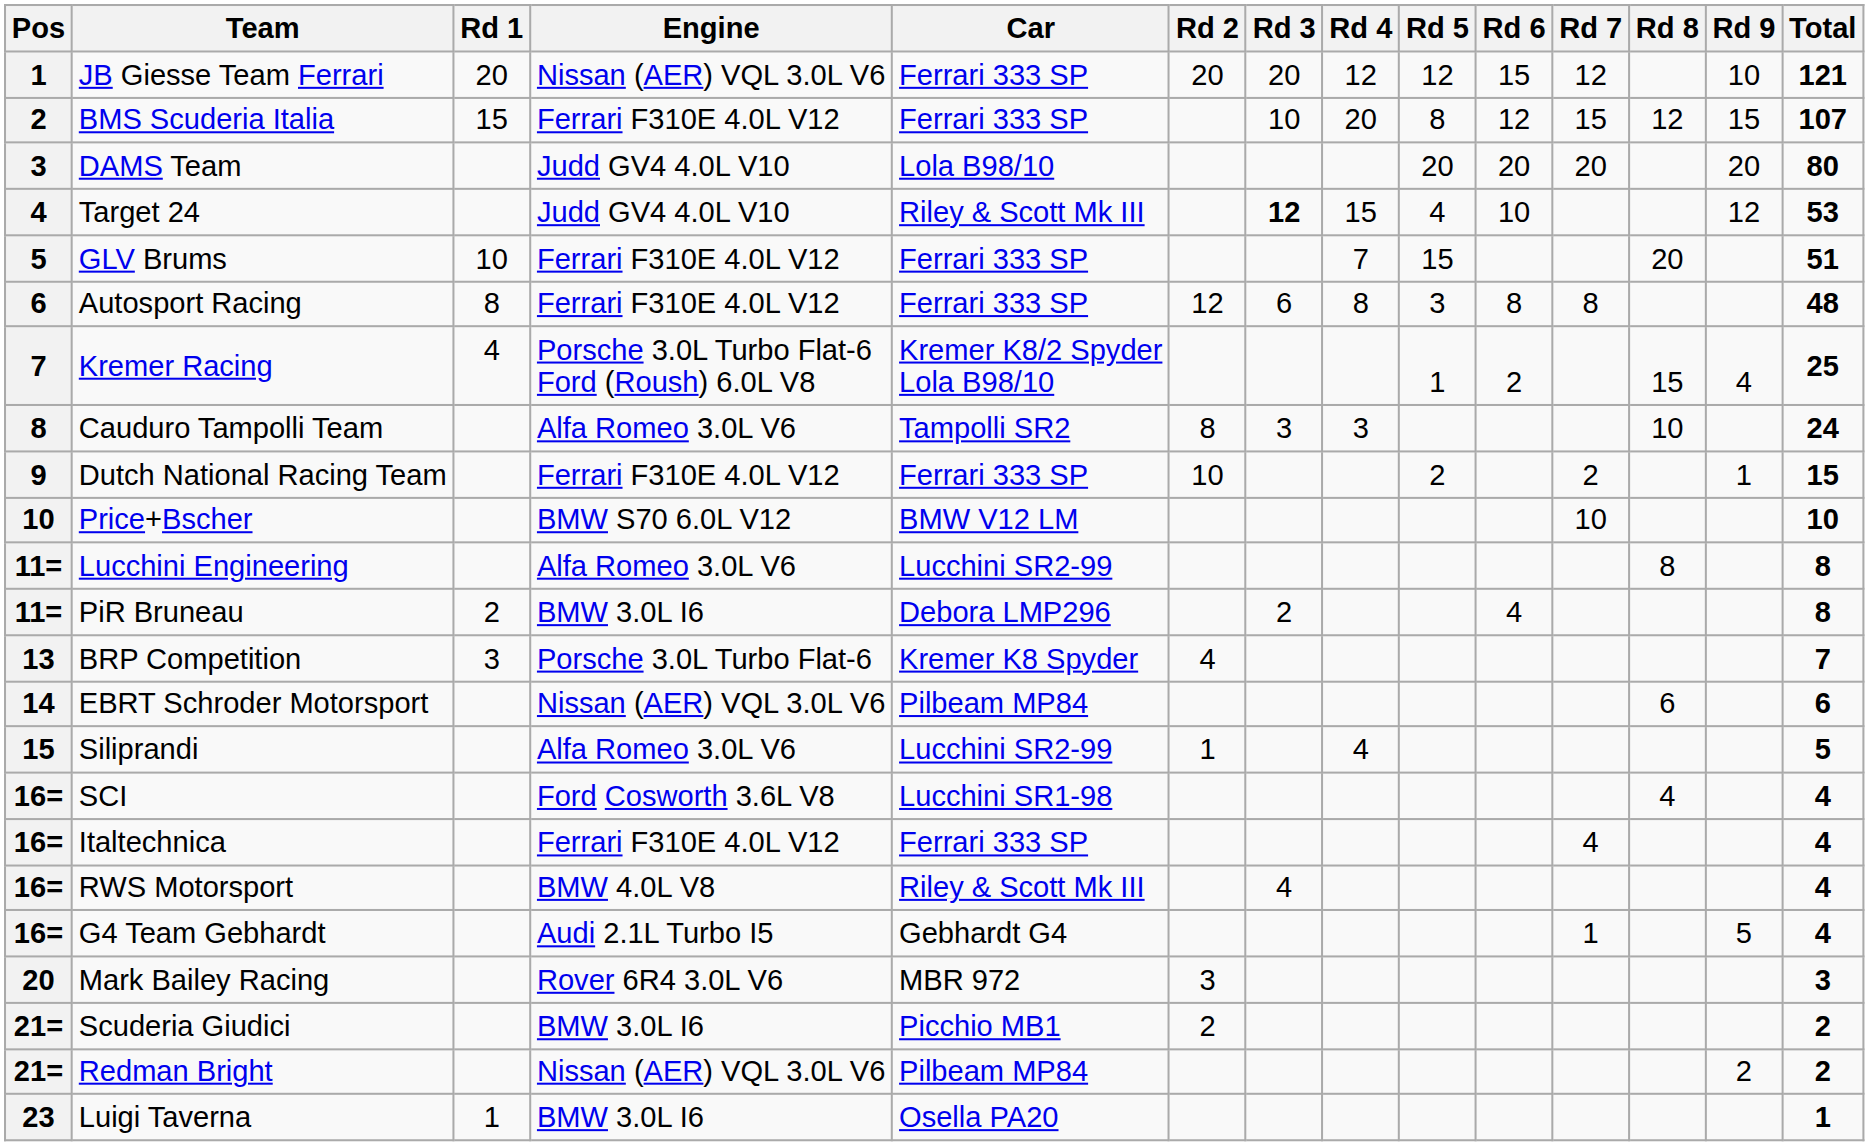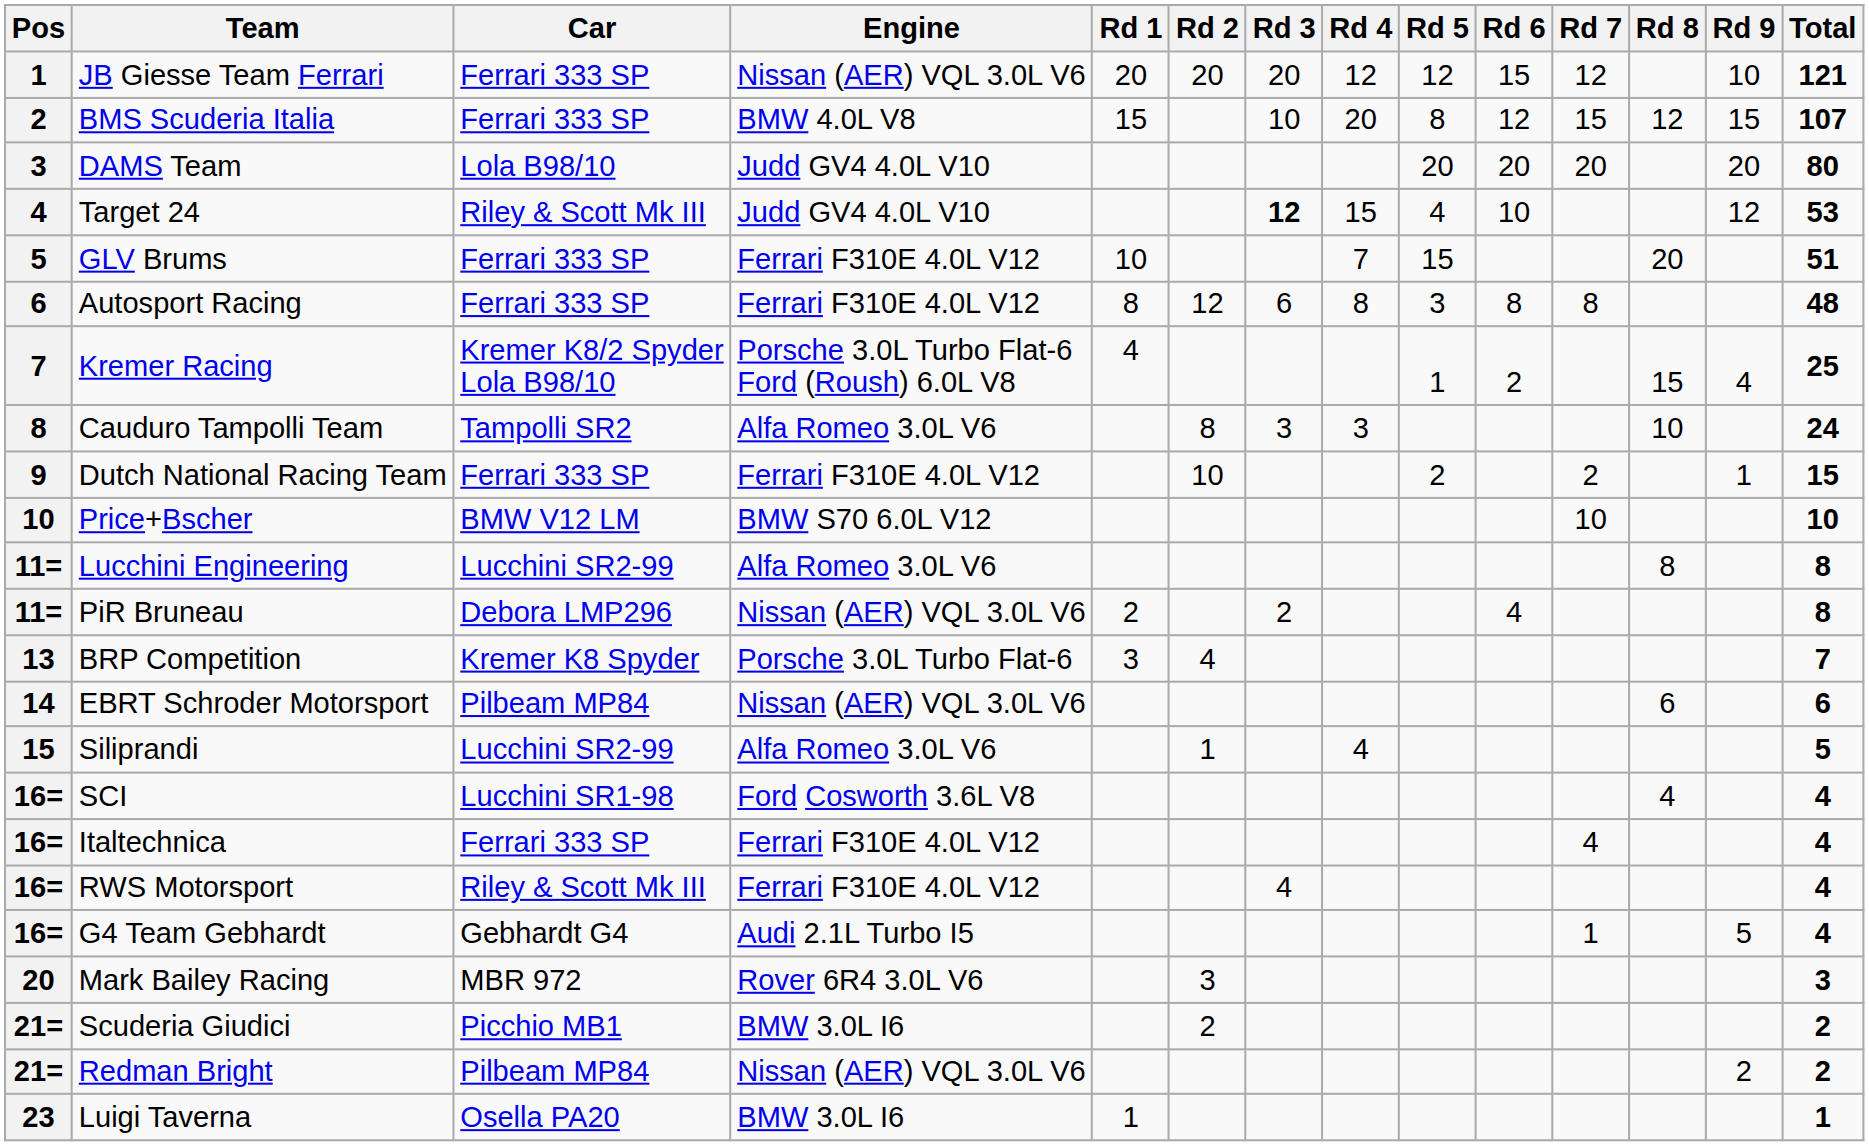columns swapped: (1031, 28) <-> (492, 28)
(688, 120) Ferrari F310E 4.0L V12 -> (826, 120) BMW 4.0L V8
(620, 612) BMW 3.0L I6 -> (912, 612) Nissan (AER) VQL 3.0L V6
(626, 888) BMW 4.0L V8 -> (889, 888) Ferrari F310E 4.0L V12
